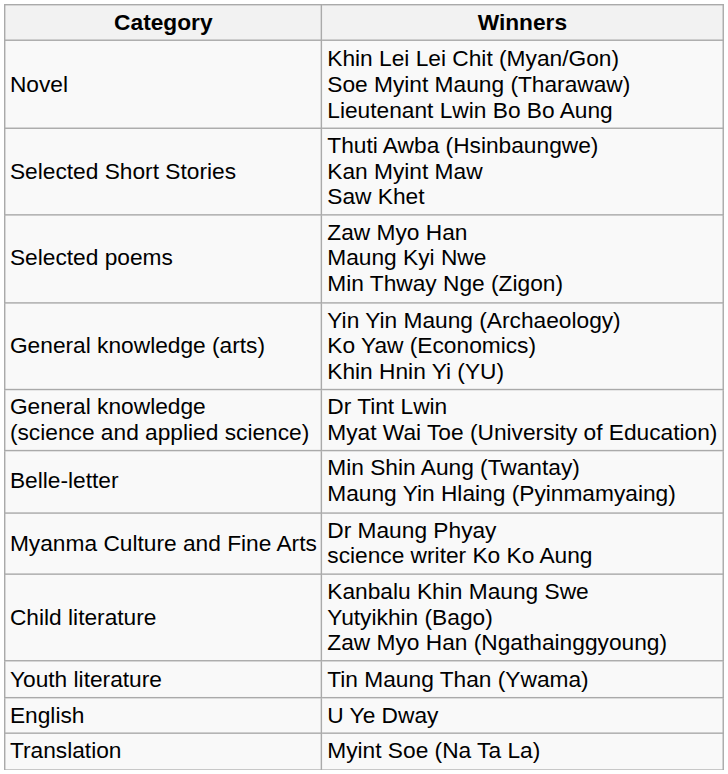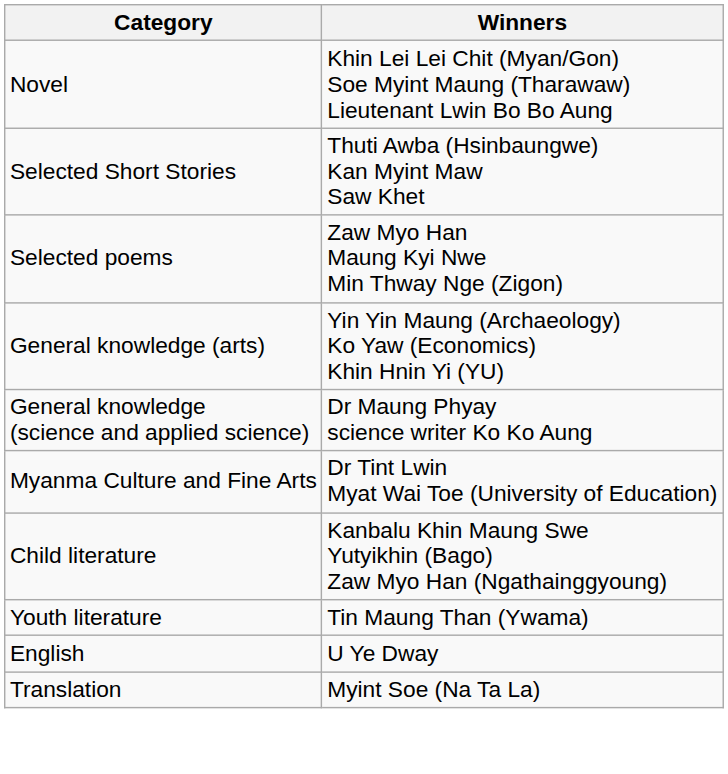(522, 419) Dr Tint Lwin Myat Wai Toe (University of Education) -> (460, 419) Dr Maung Phyay science writer Ko Ko Aung
- row: (64, 481)
(460, 543) Dr Maung Phyay science writer Ko Ko Aung -> (522, 481) Dr Tint Lwin Myat Wai Toe (University of Education)
